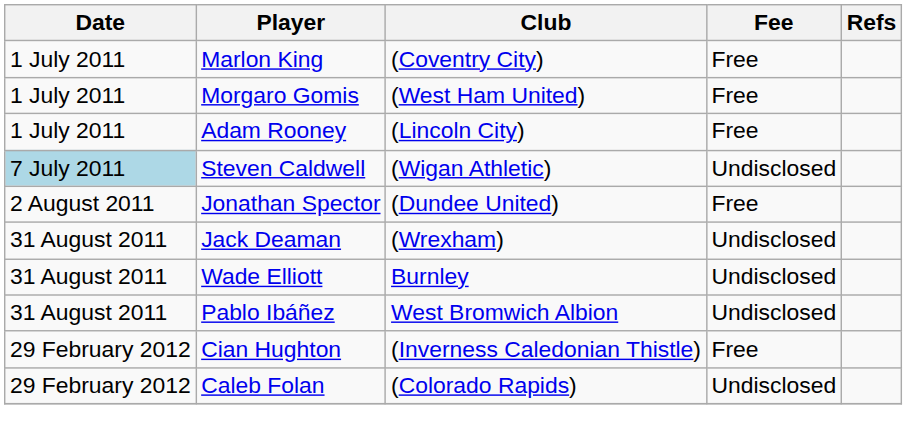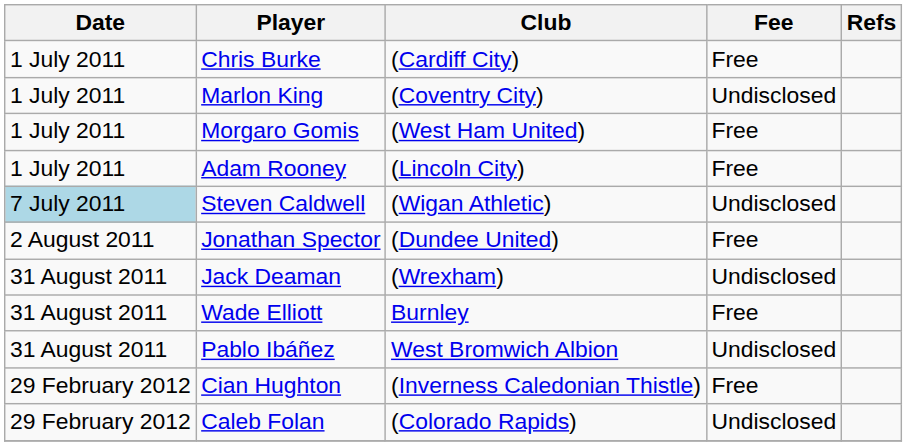+ row: (261, 58)
(735, 58) Free -> (774, 95) Undisclosed
(774, 276) Undisclosed -> (735, 312) Free
